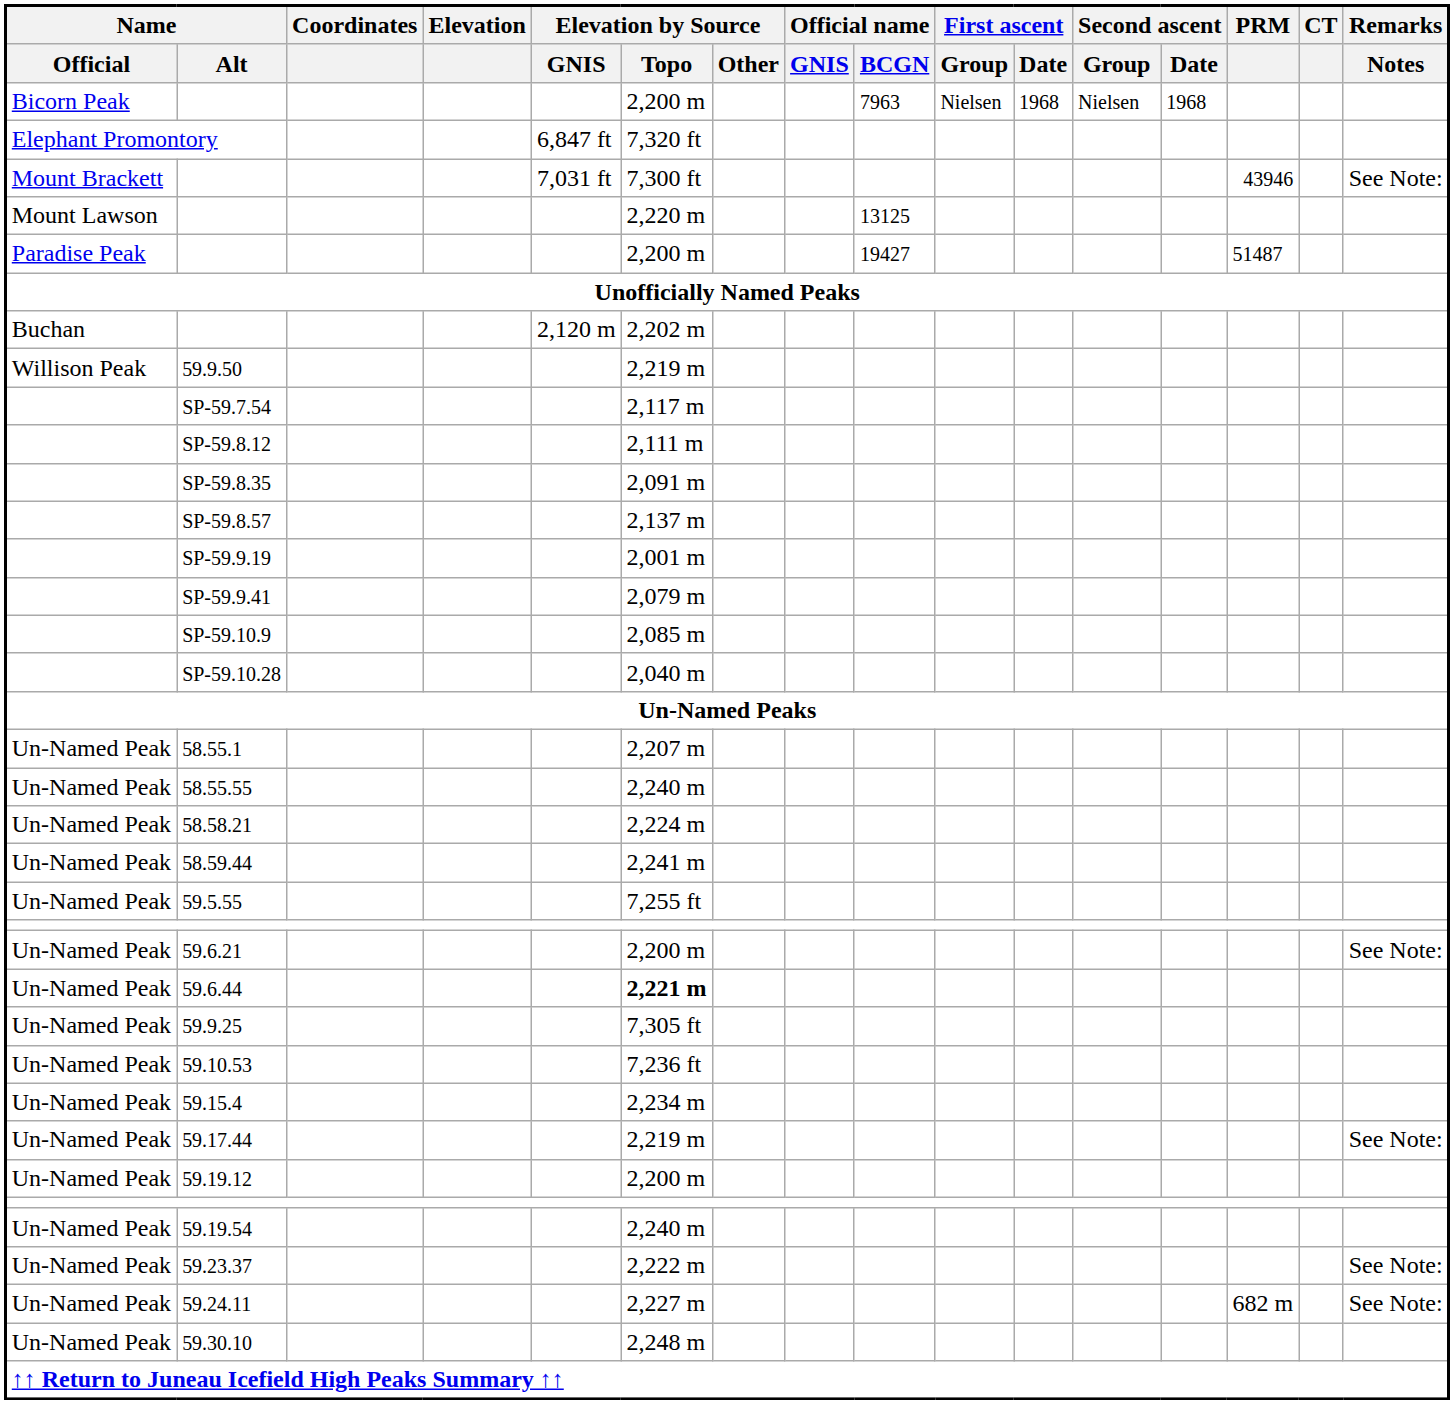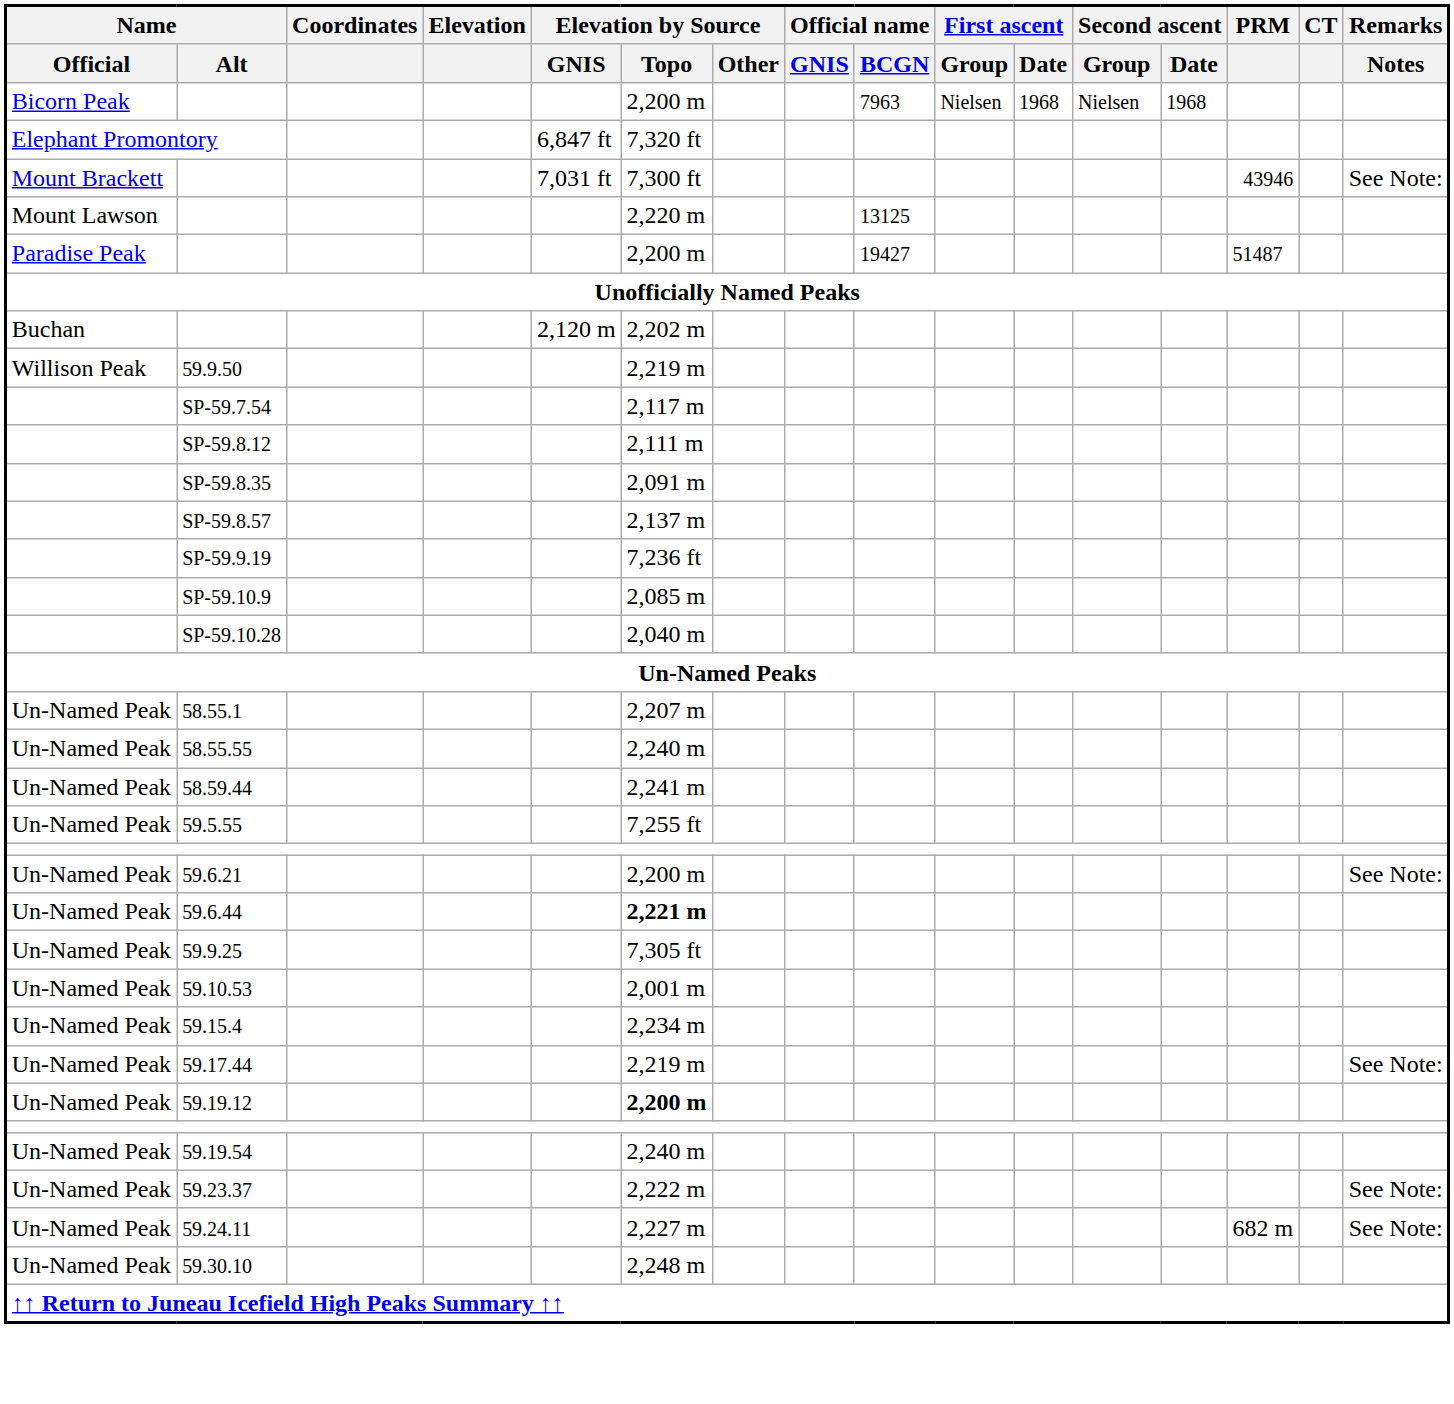(666, 557) 2,001 m -> (664, 557) 7,236 ft
- row: (91, 596)
- row: (91, 824)
(664, 1063) 7,236 ft -> (666, 987) 2,001 m
(666, 1177) normal -> (667, 1101) bold
